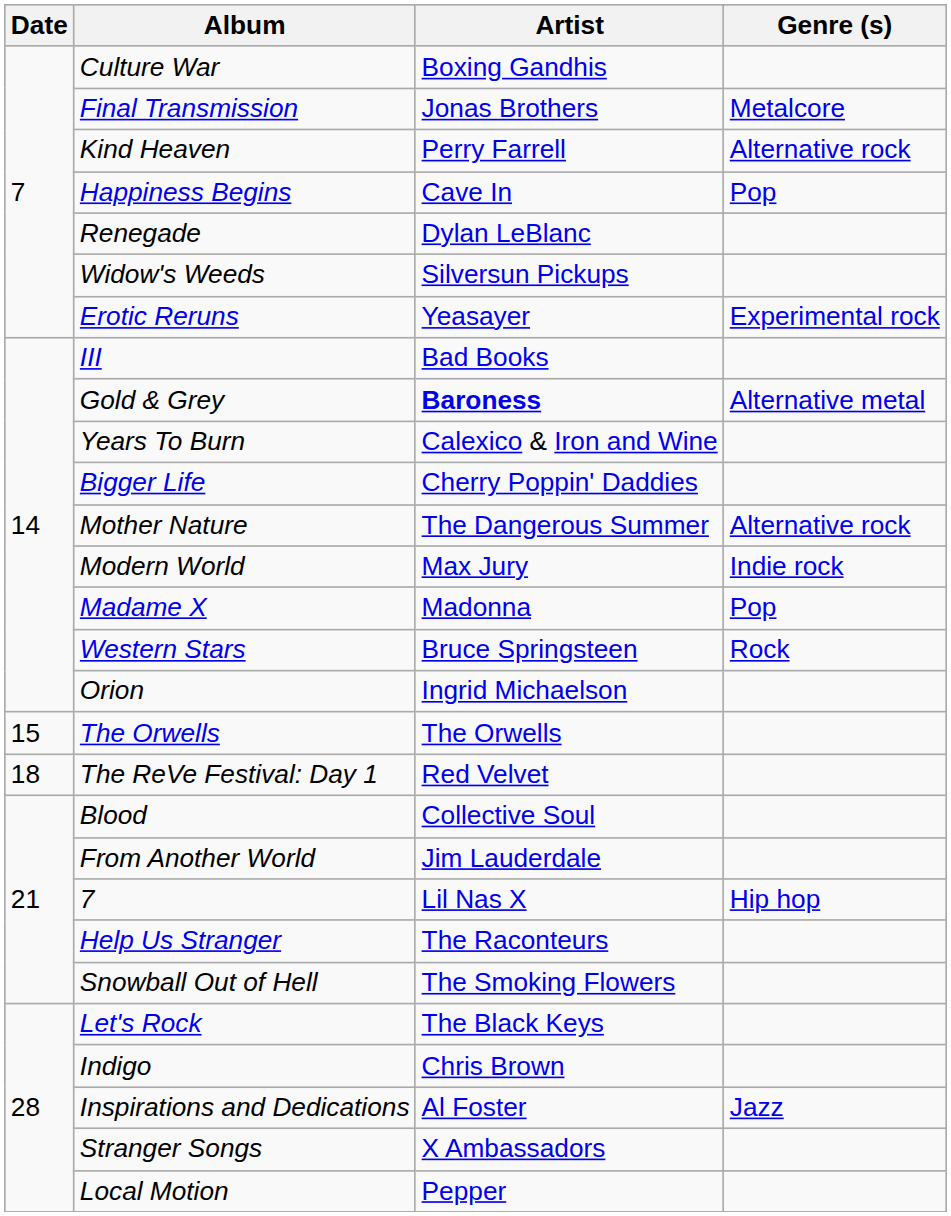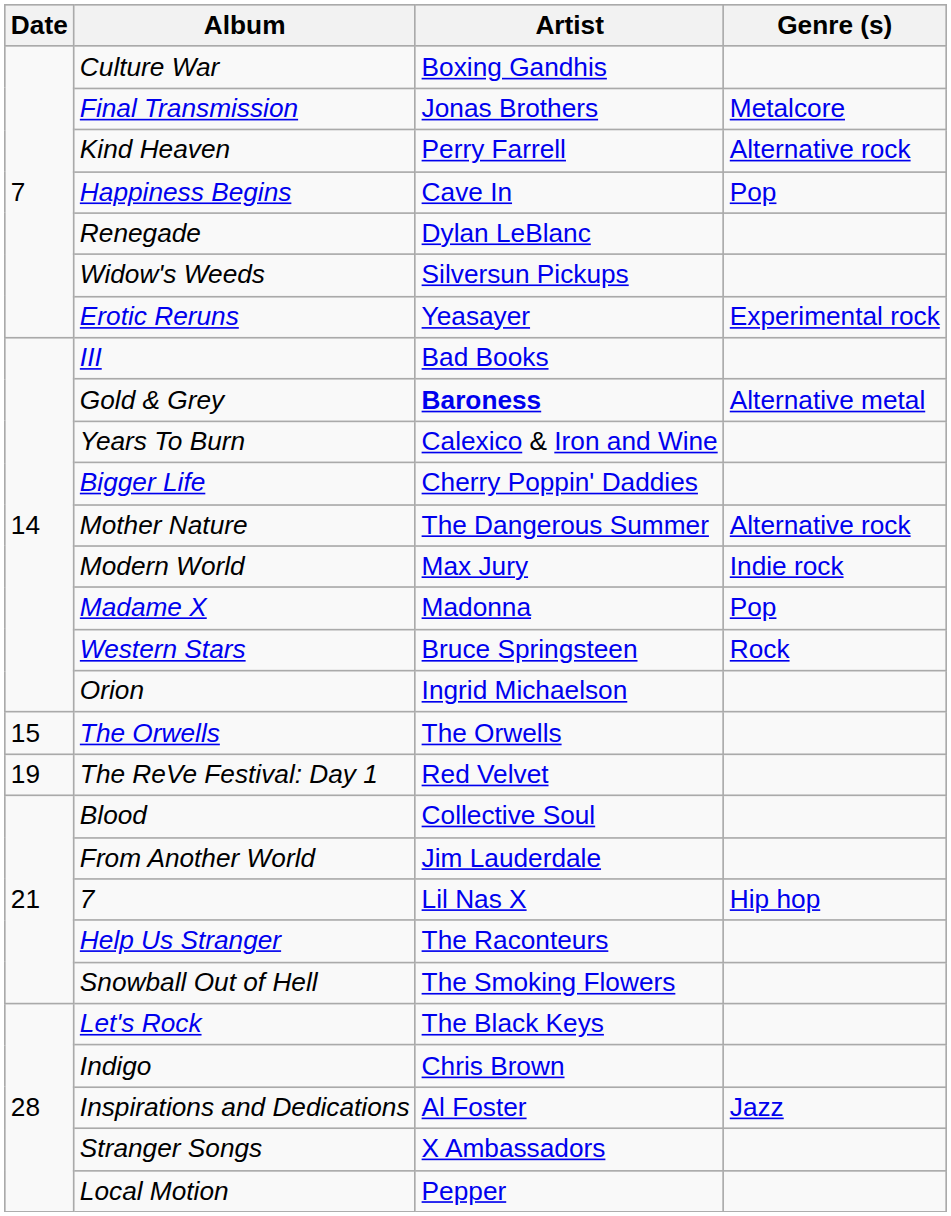(25, 774) 18 -> (25, 774) 19
